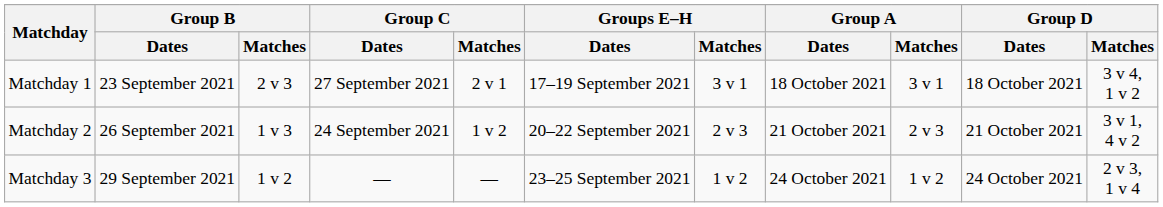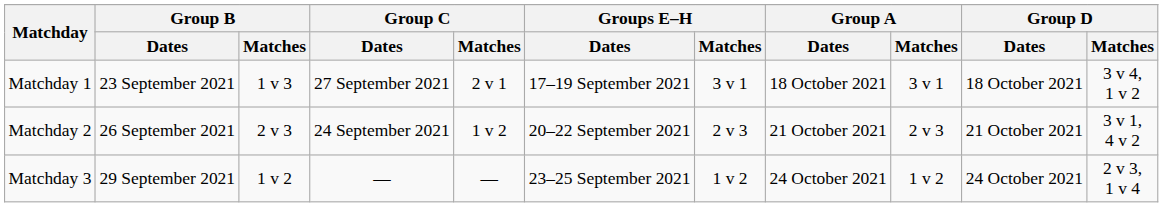(275, 83) 2 v 3 -> (275, 83) 1 v 3
(275, 130) 1 v 3 -> (275, 130) 2 v 3
